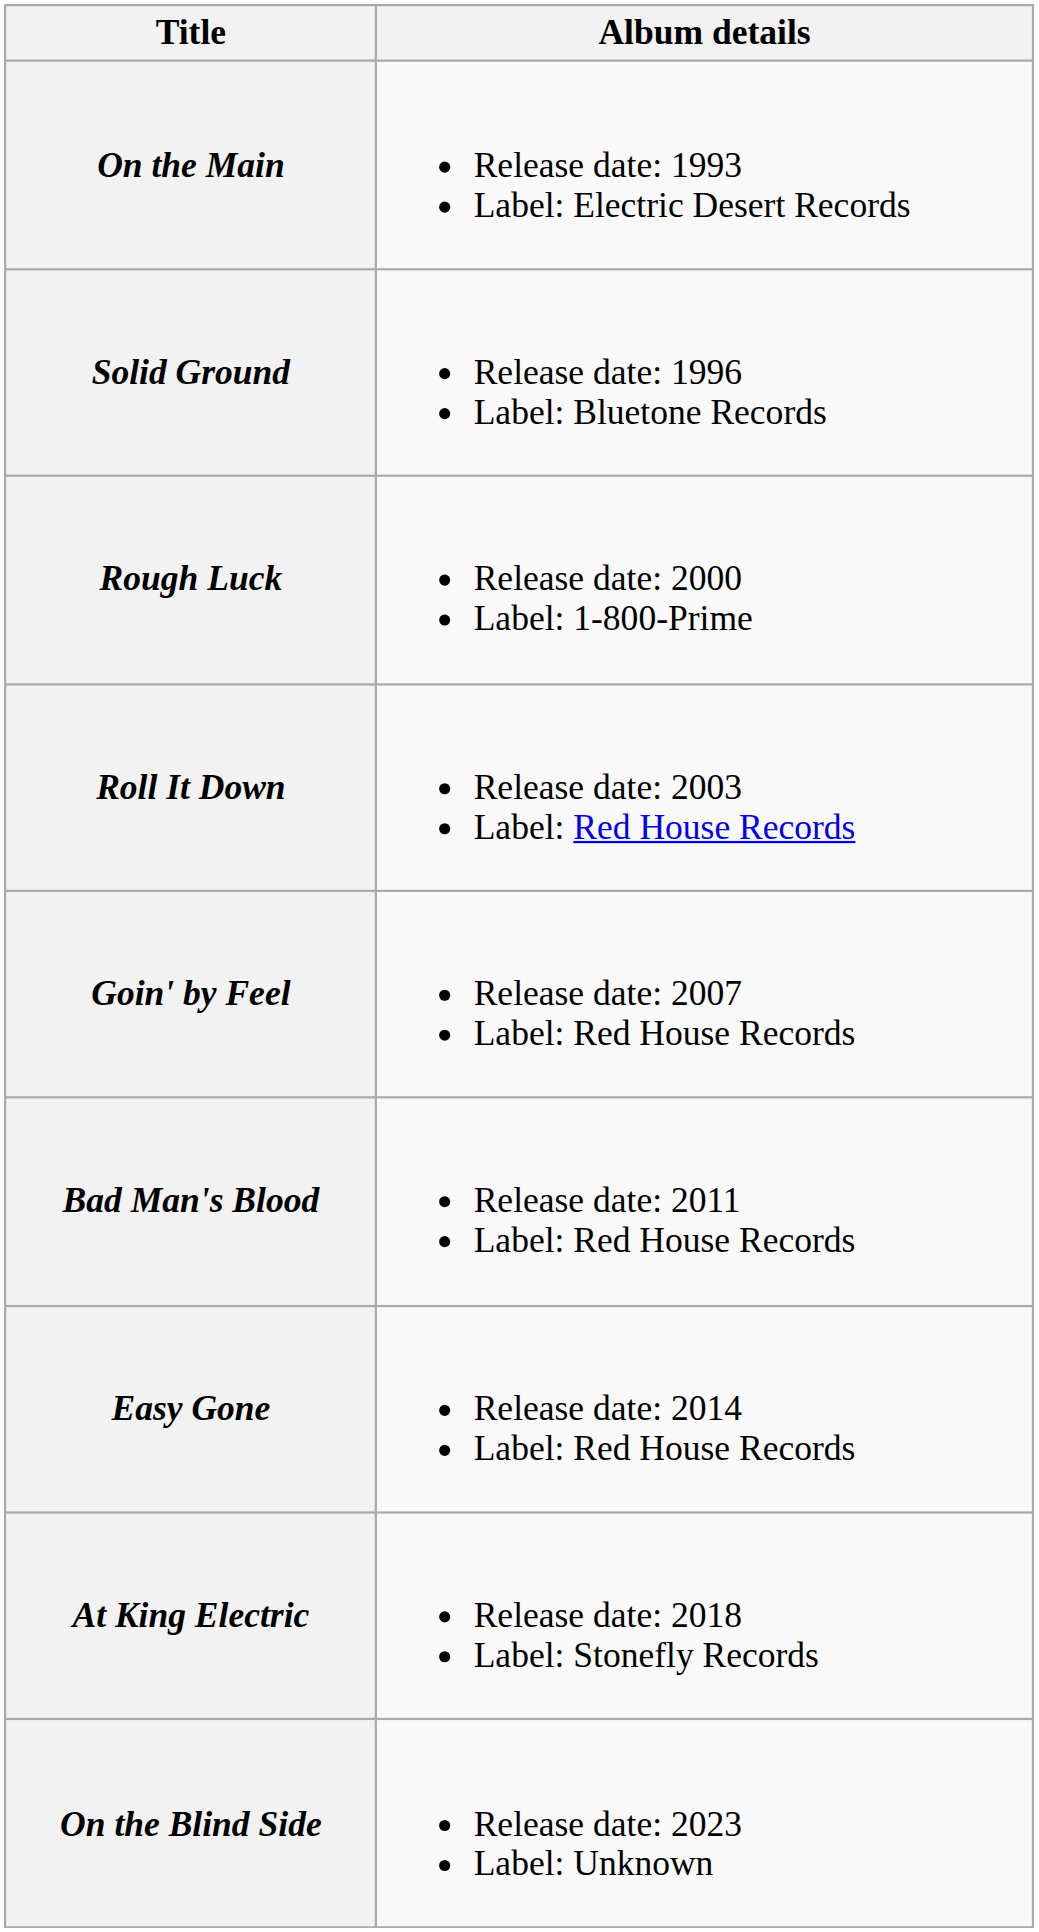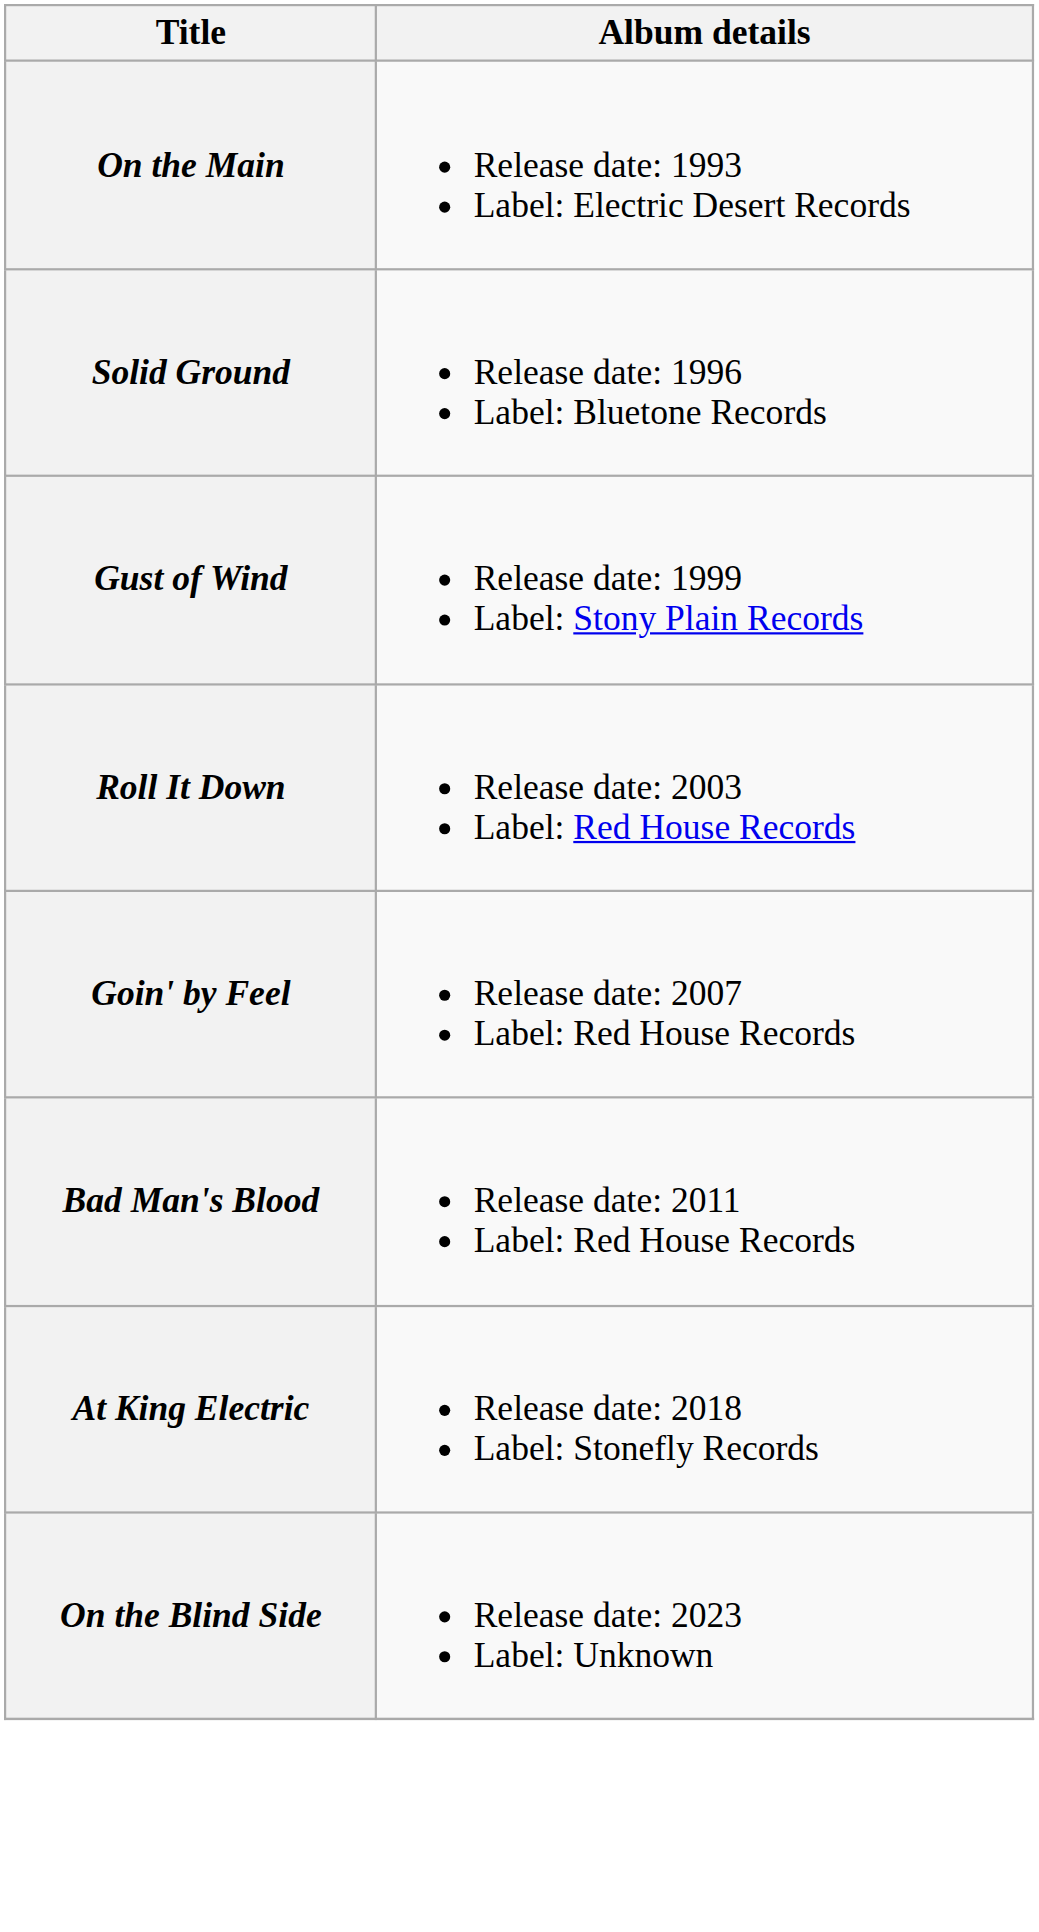+ row: (191, 579)
- row: (191, 579)
- row: (191, 1408)
